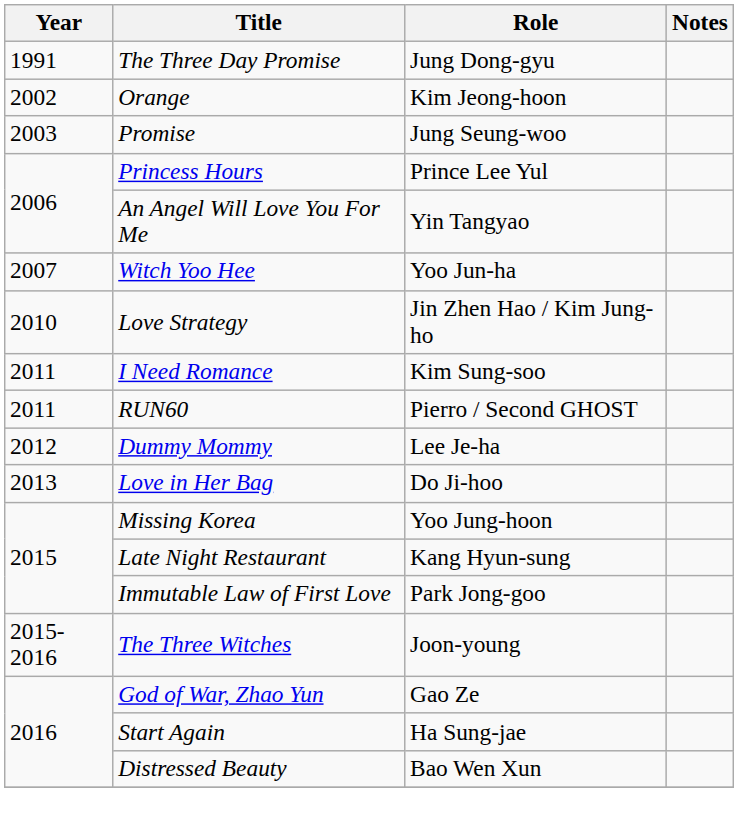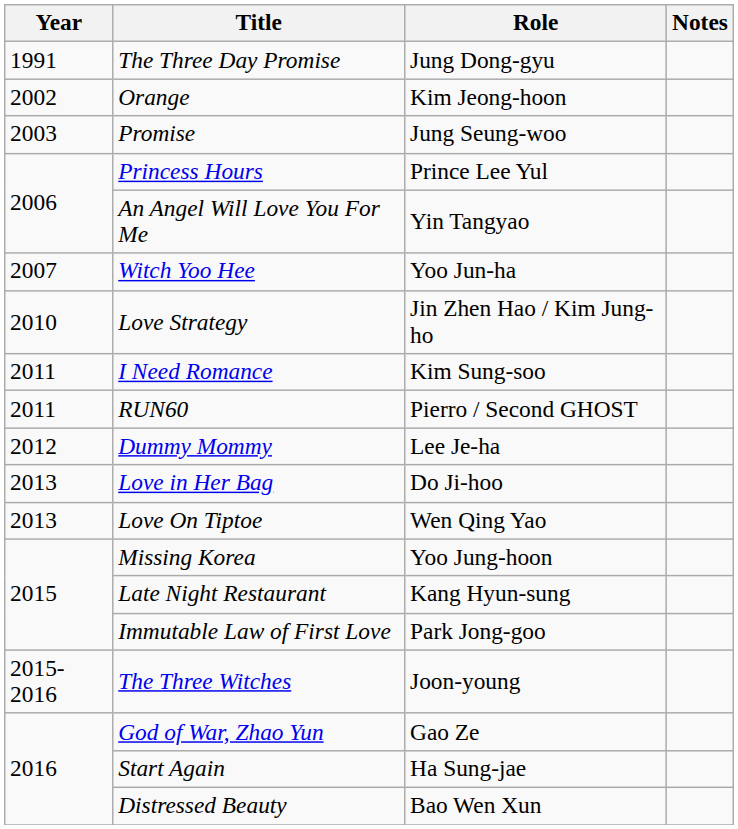+ row: (190, 520)
